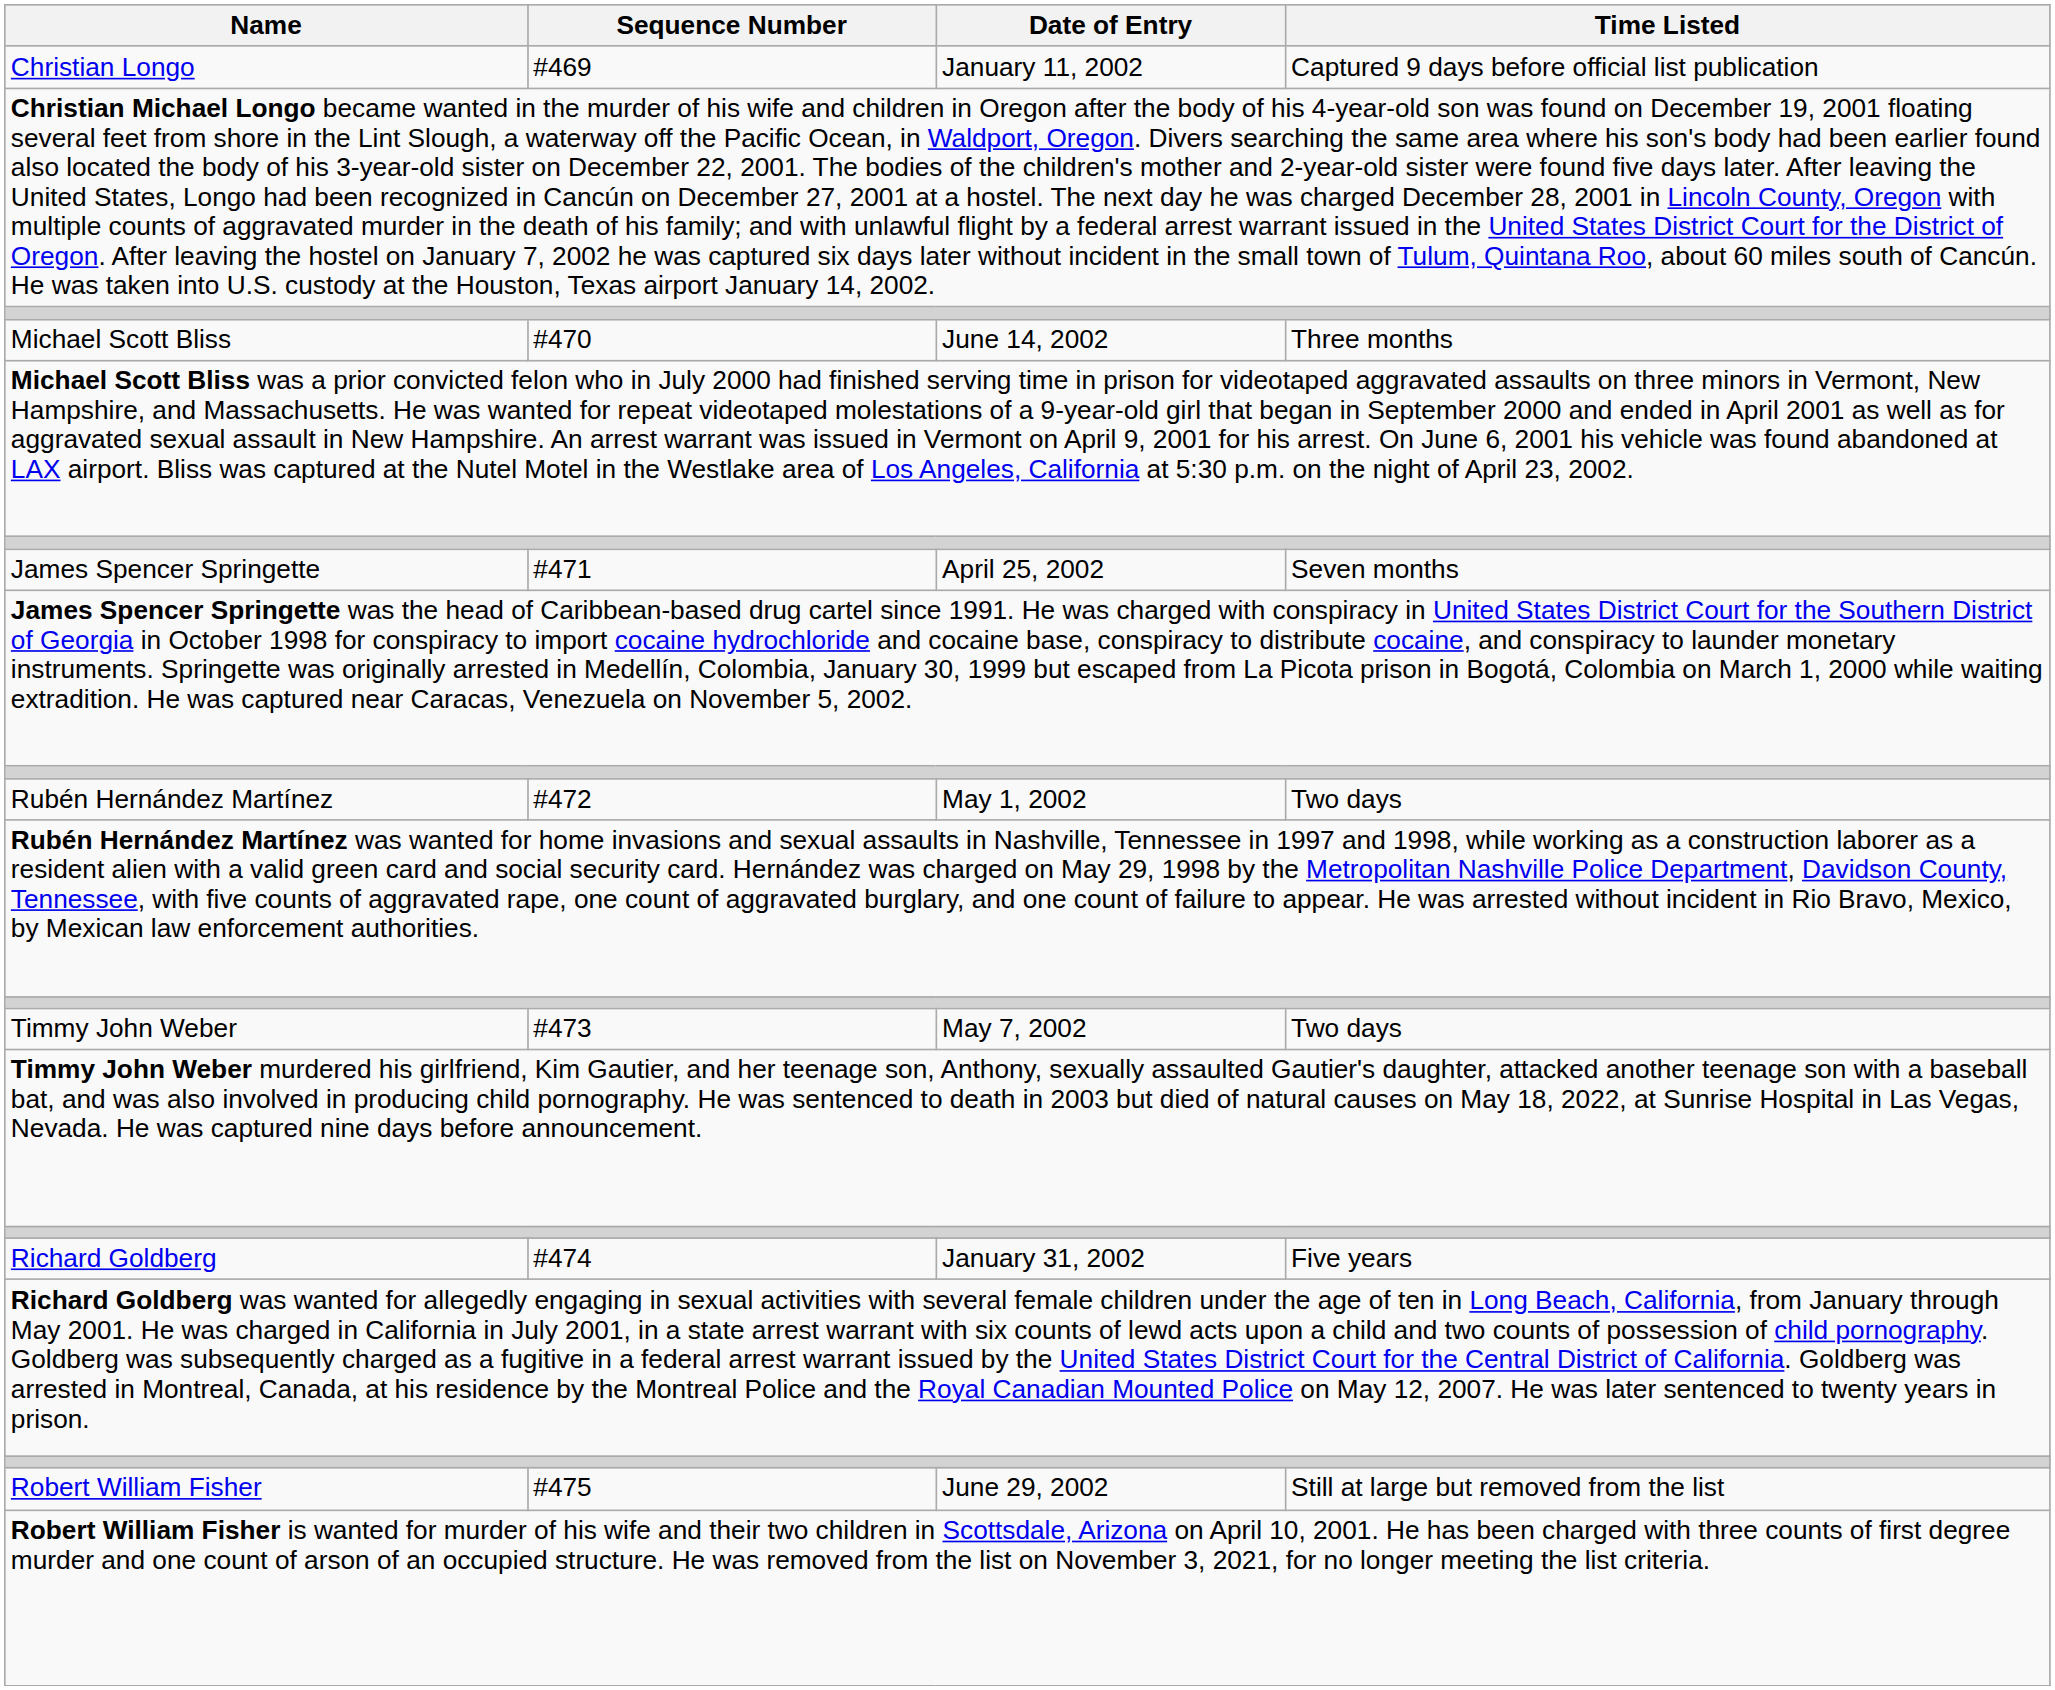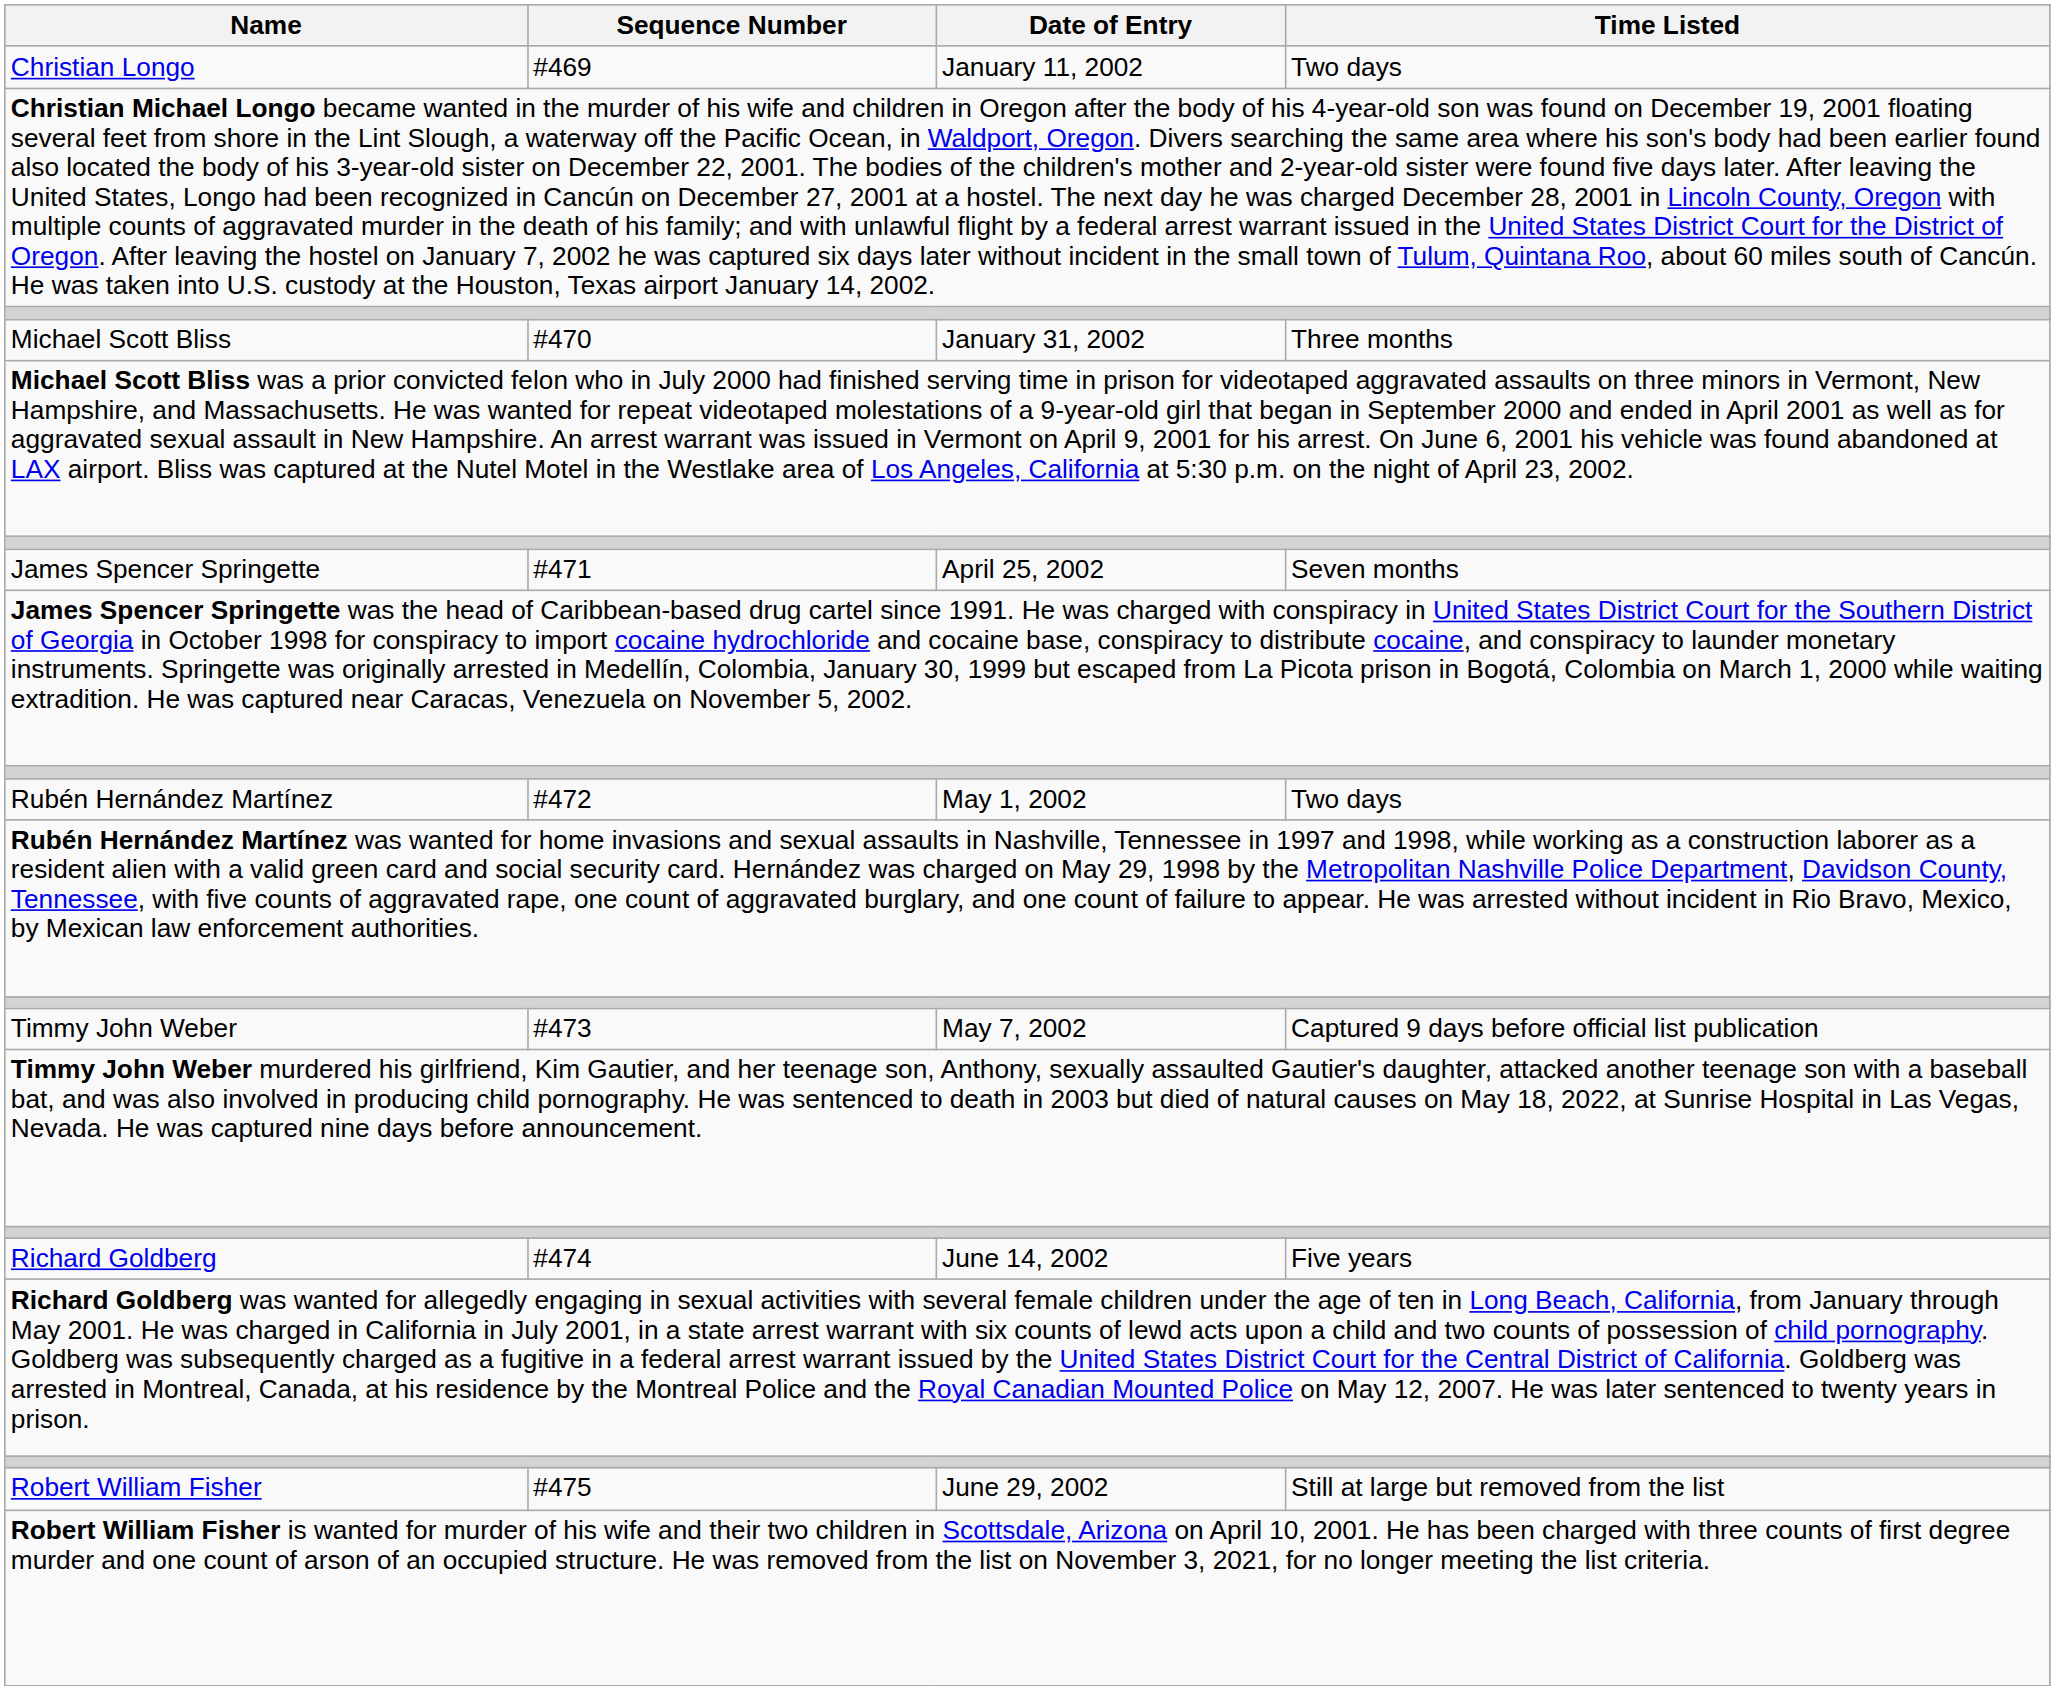(1555, 66) Captured 9 days before official list publication -> (1347, 66) Two days
(1025, 339) June 14, 2002 -> (1044, 339) January 31, 2002
(1347, 1028) Two days -> (1555, 1028) Captured 9 days before official list publication
(1044, 1258) January 31, 2002 -> (1025, 1258) June 14, 2002
